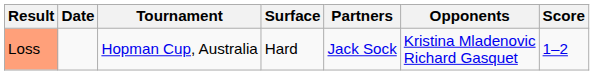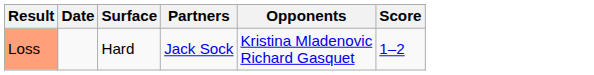- column: (180, 16)
